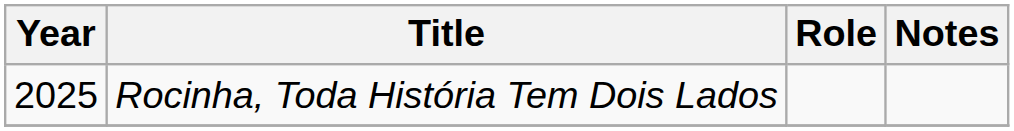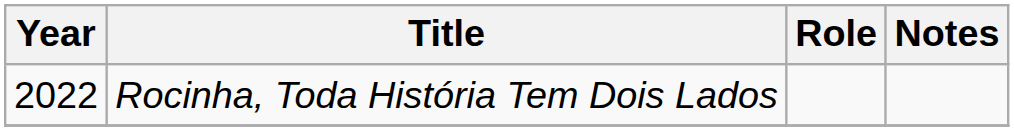(56, 94) 2025 -> (56, 94) 2022
